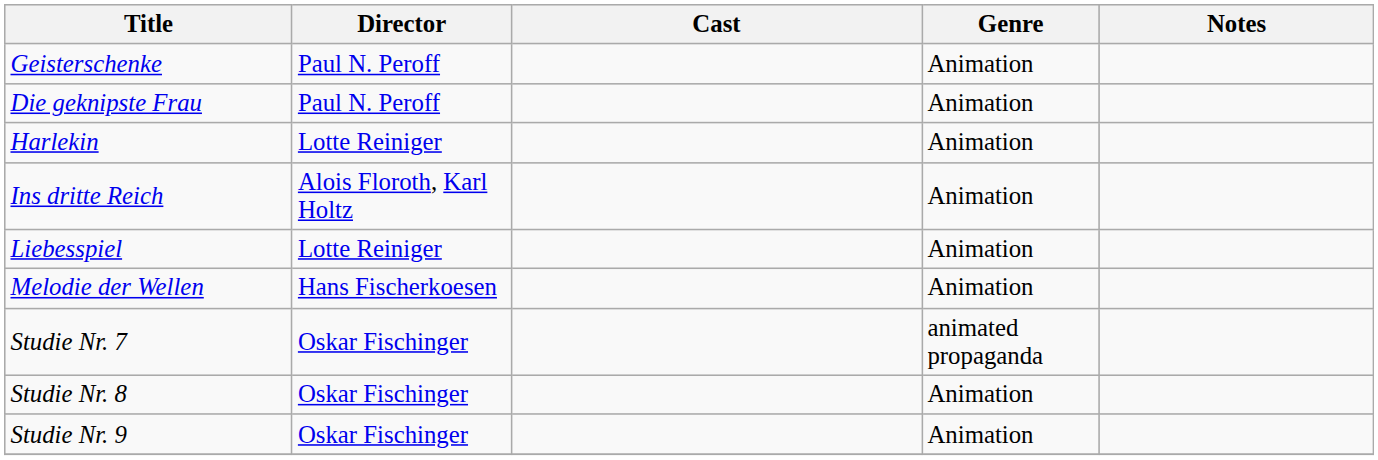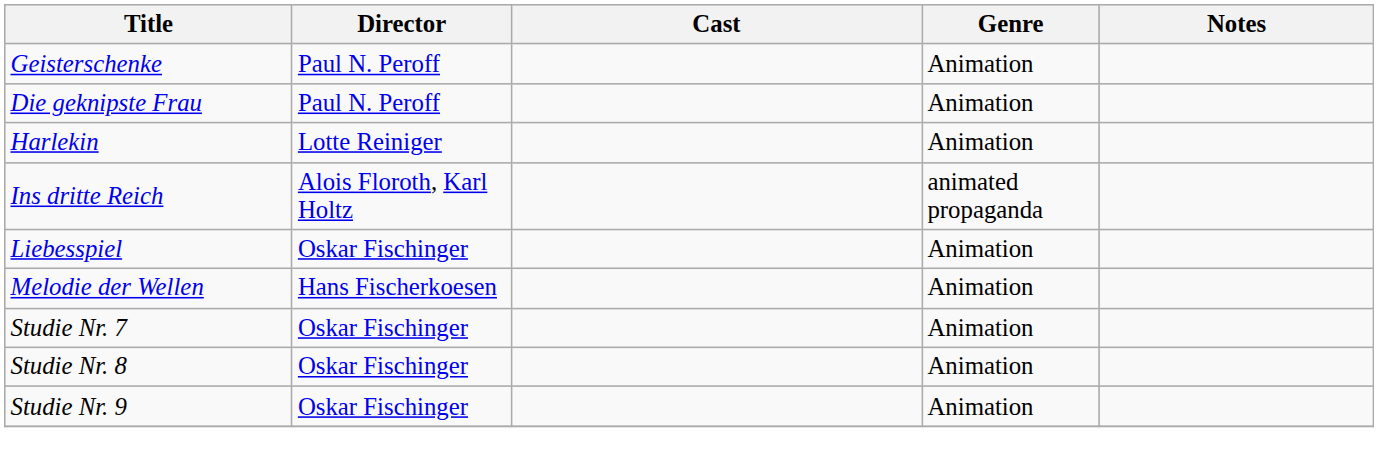(980, 195) Animation -> (985, 195) animated propaganda
(370, 248) Lotte Reiniger -> (383, 248) Oskar Fischinger
(985, 341) animated propaganda -> (980, 327) Animation
